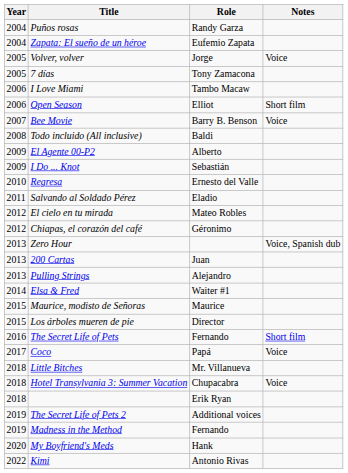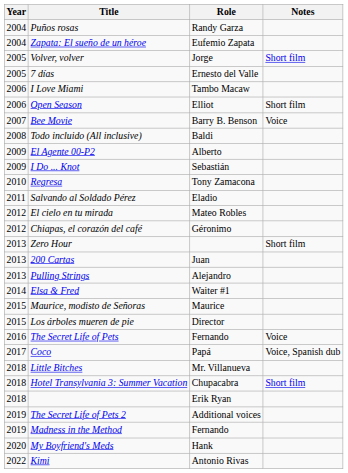(276, 58) Voice -> (285, 58) Short film
(223, 74) Tony Zamacona -> (225, 74) Ernesto del Valle
(225, 182) Ernesto del Valle -> (223, 182) Tony Zamacona
(303, 244) Voice, Spanish dub -> (285, 244) Short film
(285, 337) Short film -> (276, 337) Voice
(276, 352) Voice -> (303, 352) Voice, Spanish dub
(276, 383) Voice -> (285, 383) Short film
